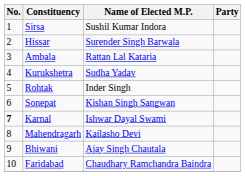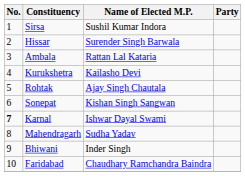(111, 73) Sudha Yadav -> (113, 73) Kailasho Devi
(108, 88) Inder Singh -> (125, 88) Ajay Singh Chautala
(113, 133) Kailasho Devi -> (111, 133) Sudha Yadav
(125, 149) Ajay Singh Chautala -> (108, 149) Inder Singh
